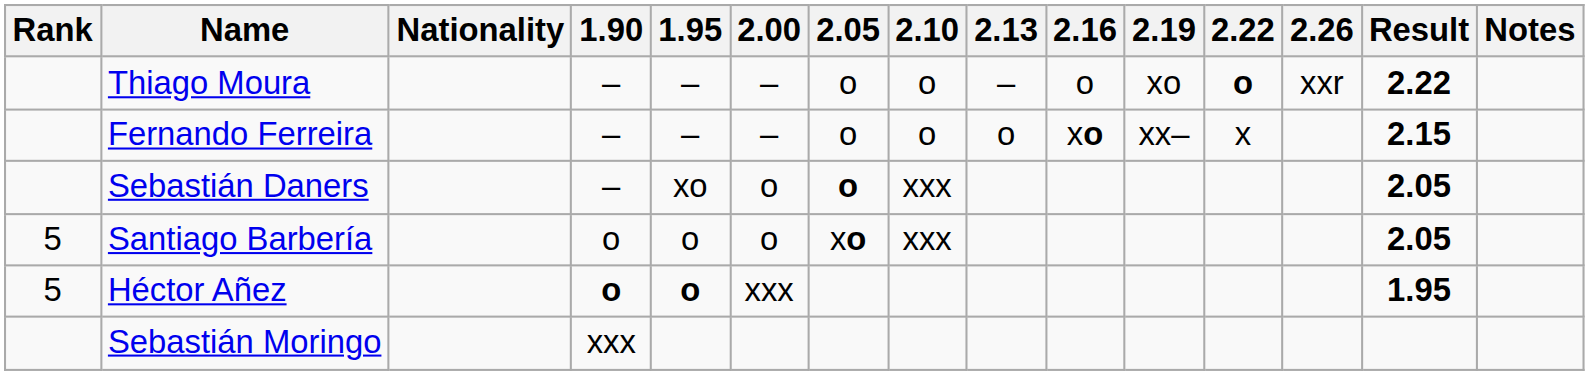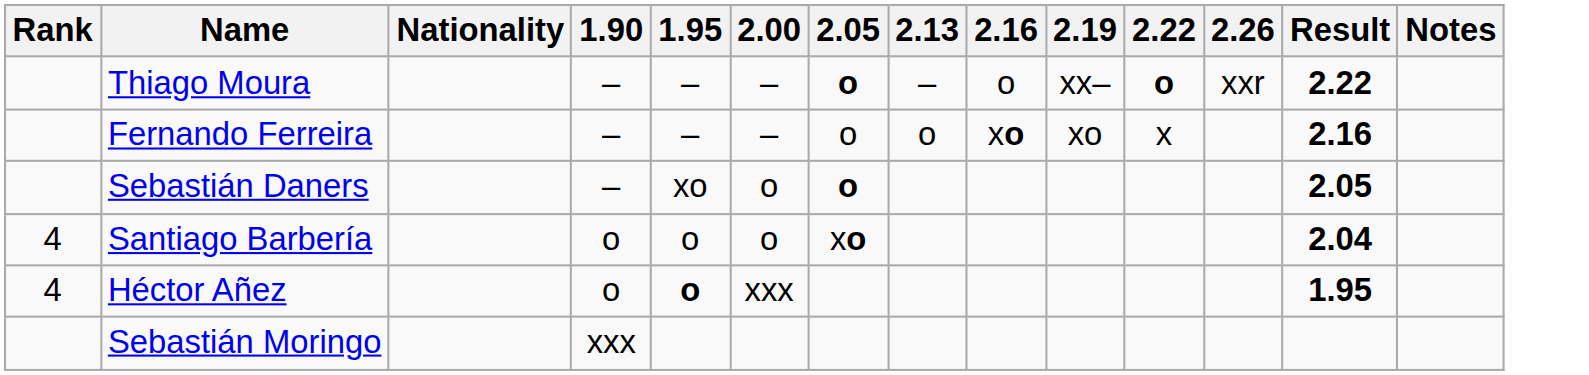- column: (927, 30)
(848, 82) normal -> (848, 82) bold
(1164, 82) xo -> (1085, 82) xx–
(1164, 134) xx– -> (1085, 134) xo
(1419, 134) 2.15 -> (1340, 134) 2.16
(53, 238) 5 -> (53, 238) 4
(1419, 238) 2.05 -> (1340, 238) 2.04
(53, 290) 5 -> (53, 290) 4
(611, 290) bold -> (611, 290) normal
